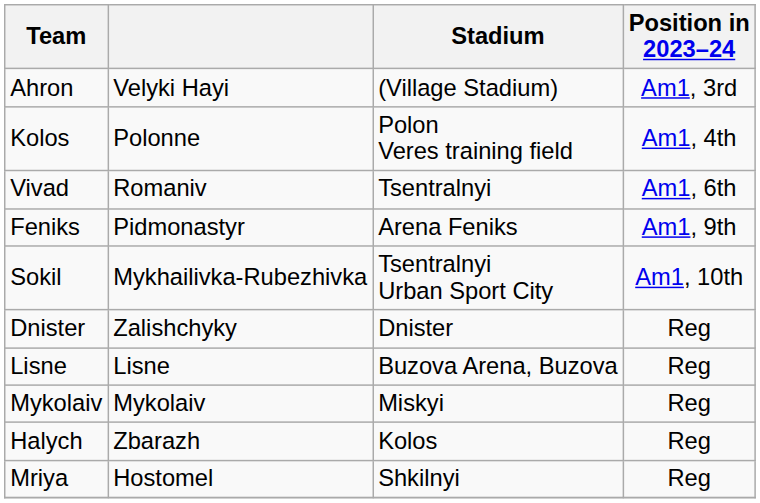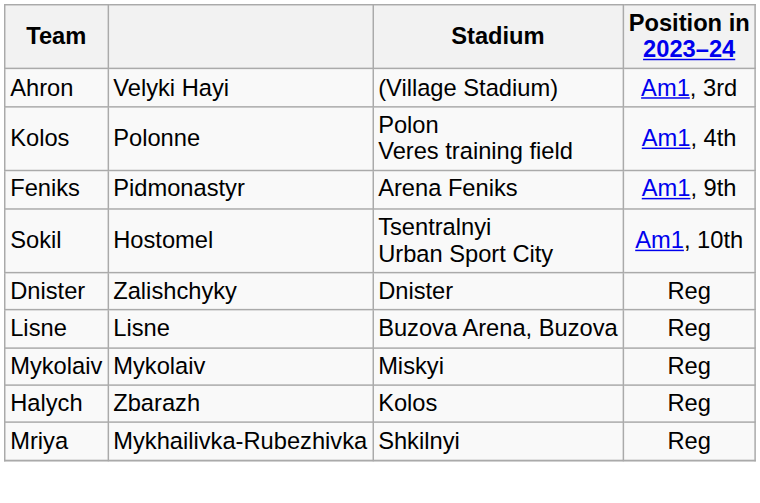- row: (40, 189)
(240, 277) Mykhailivka-Rubezhivka -> (163, 240) Hostomel
(163, 478) Hostomel -> (240, 441) Mykhailivka-Rubezhivka
